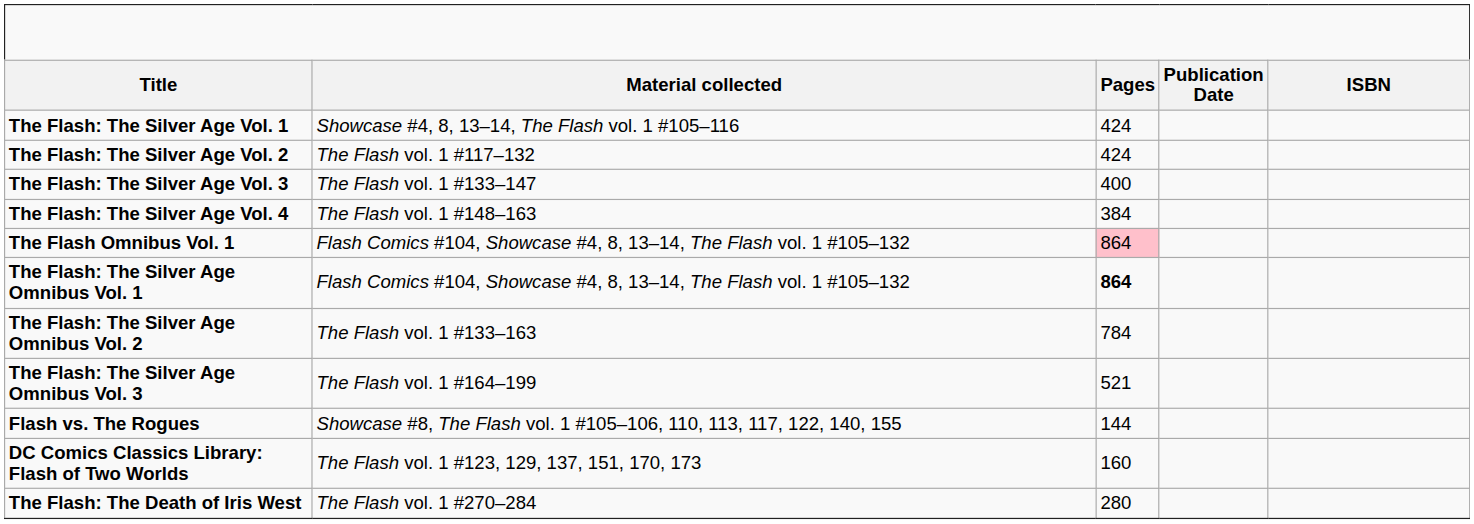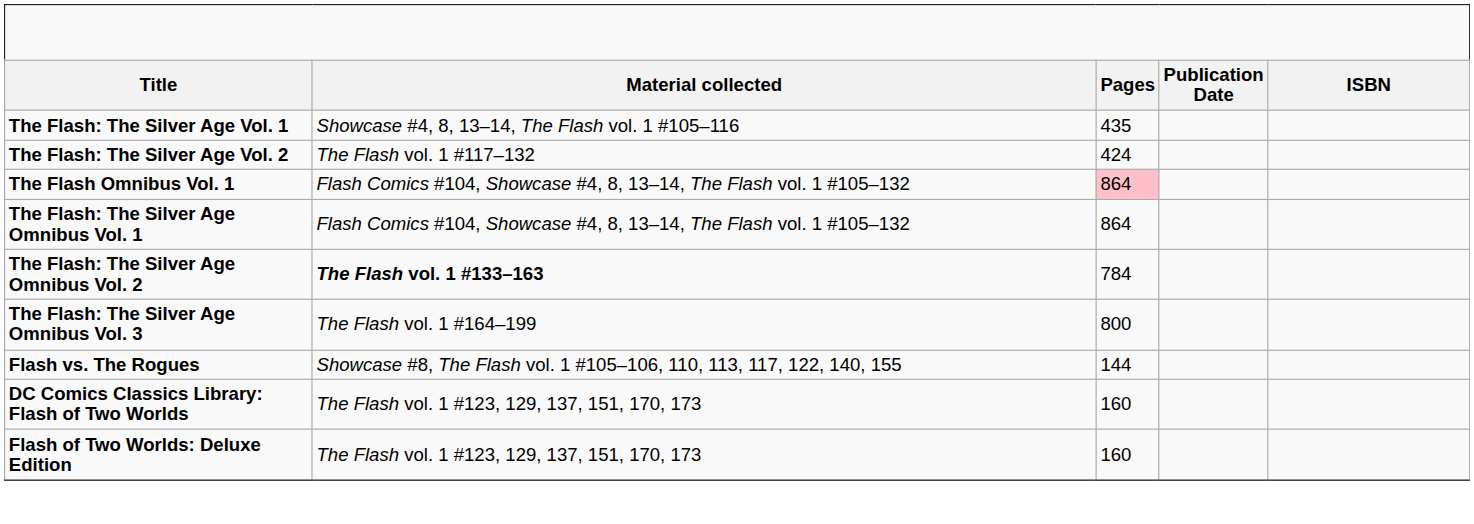(1116, 125) 424 -> (1116, 125) 435
- row: (149, 184)
- row: (149, 213)
(1116, 282) bold -> (1116, 223) normal
(426, 333) normal -> (430, 274) bold
(1116, 383) 521 -> (1116, 324) 800
+ row: (135, 454)
- row: (155, 503)
